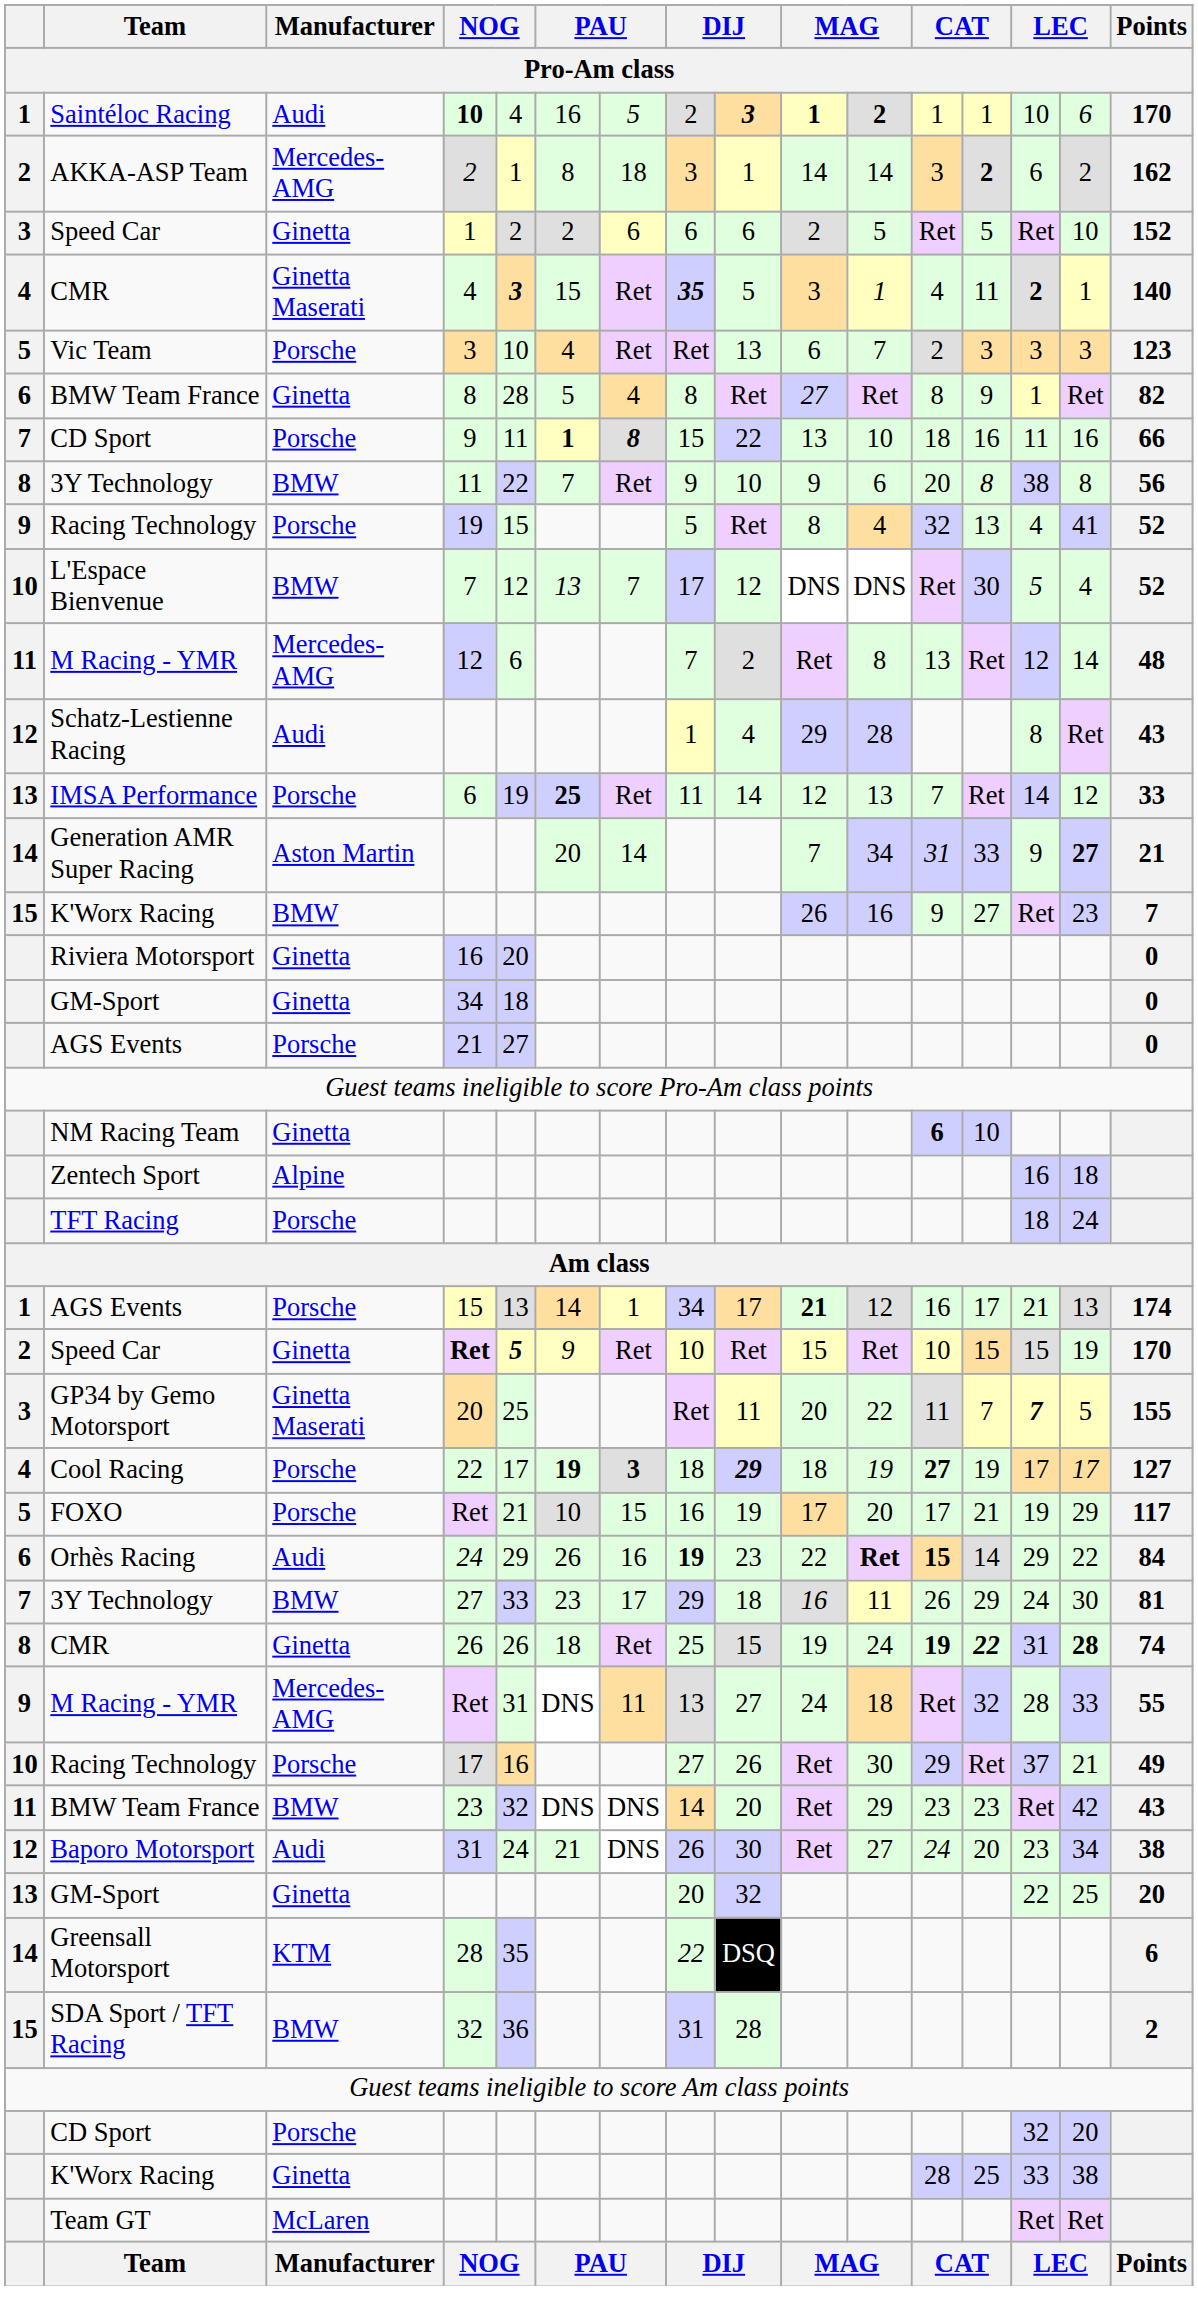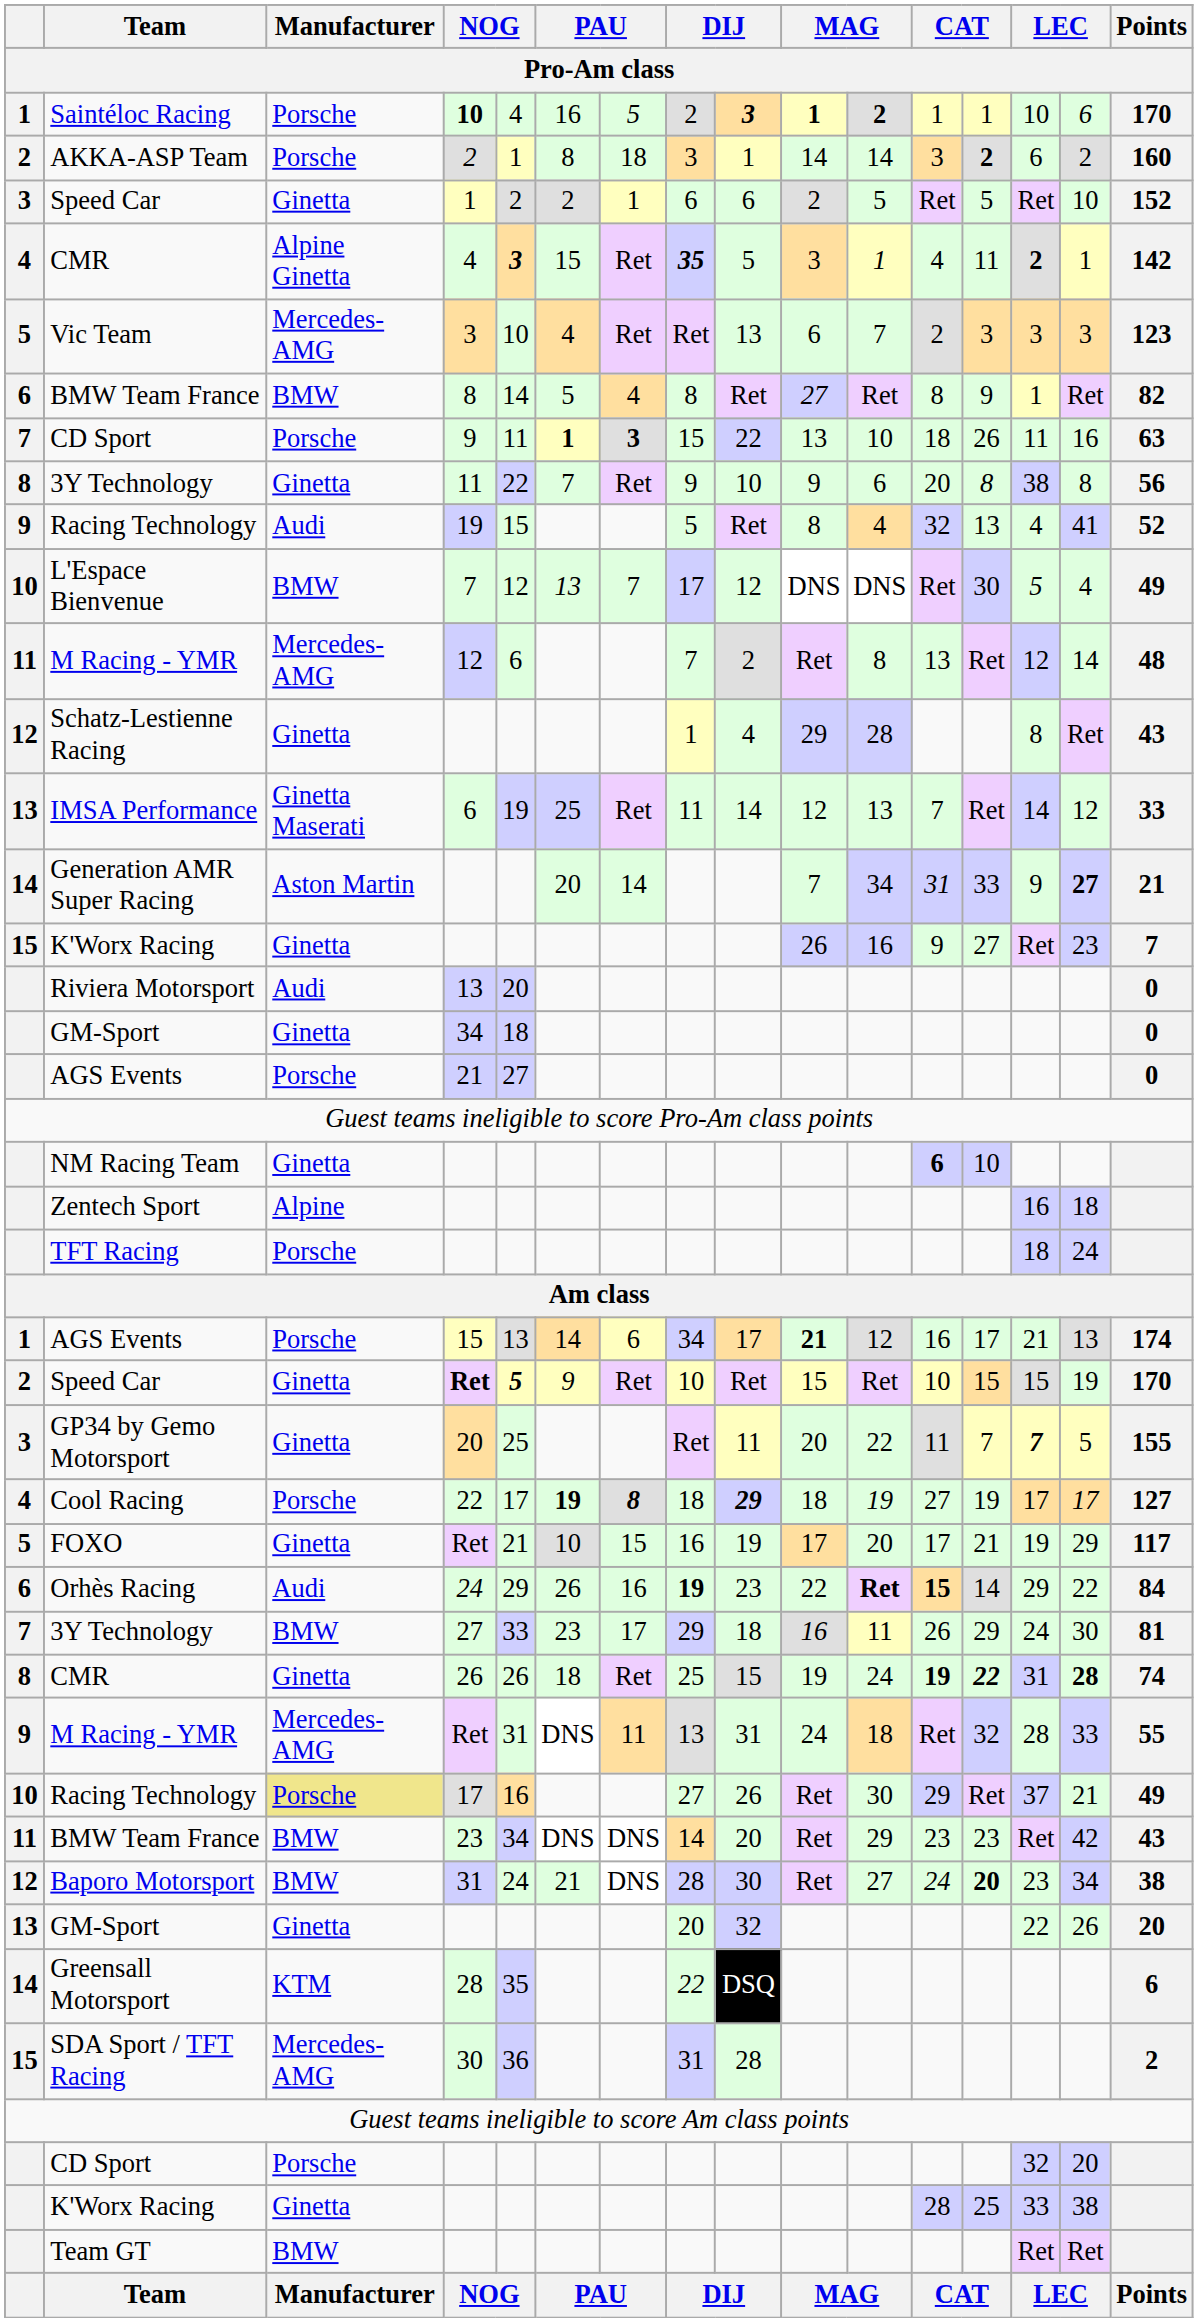(299, 113) Audi -> (314, 113) Porsche
(328, 172) Mercedes-AMG -> (314, 157) Porsche
(1152, 172) 162 -> (1152, 157) 160
(633, 232) 6 -> (633, 200) 1
(319, 291) Ginetta Maserati -> (311, 260) Alpine Ginetta
(1152, 291) 140 -> (1152, 260) 142
(314, 350) Porsche -> (328, 335) Mercedes-AMG
(311, 394) Ginetta -> (305, 394) BMW
(516, 394) 28 -> (516, 394) 14
(633, 438) 8 -> (633, 438) 3
(987, 438) 16 -> (987, 438) 26
(1152, 438) 66 -> (1152, 438) 63
(305, 482) BMW -> (311, 482) Ginetta
(314, 525) Porsche -> (299, 525) Audi
(1152, 585) 52 -> (1152, 585) 49
(299, 735) Audi -> (311, 735) Ginetta
(314, 794) Porsche -> (319, 810) Ginetta Maserati
(568, 794) bold -> (568, 810) normal
(305, 913) BMW -> (311, 944) Ginetta
(311, 956) Ginetta -> (299, 988) Audi
(470, 956) 16 -> (470, 988) 13
(633, 1306) 1 -> (633, 1338) 6
(319, 1410) Ginetta Maserati -> (311, 1441) Ginetta
(633, 1469) 3 -> (633, 1500) 8
(937, 1469) bold -> (937, 1500) normal
(314, 1513) Porsche -> (311, 1544) Ginetta
(748, 1703) 27 -> (748, 1735) 31
(314, 1763) no background -> (314, 1794) khaki background
(516, 1806) 32 -> (516, 1838) 34
(299, 1850) Audi -> (305, 1881) BMW
(691, 1850) 26 -> (691, 1881) 28
(987, 1850) normal -> (987, 1881) bold
(1085, 1894) 25 -> (1085, 1925) 26
(305, 2028) BMW -> (328, 2059) Mercedes-AMG
(470, 2028) 32 -> (470, 2059) 30
(321, 2219) McLaren -> (305, 2250) BMW
